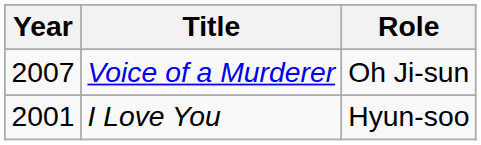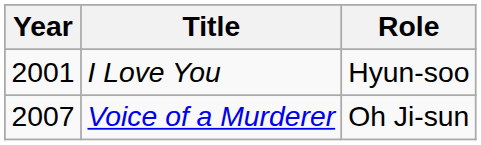rows swapped: (154, 116) <-> (211, 71)
